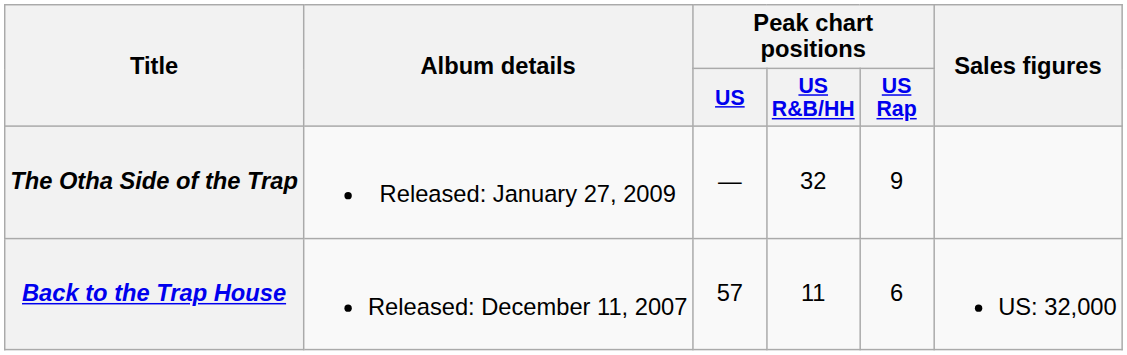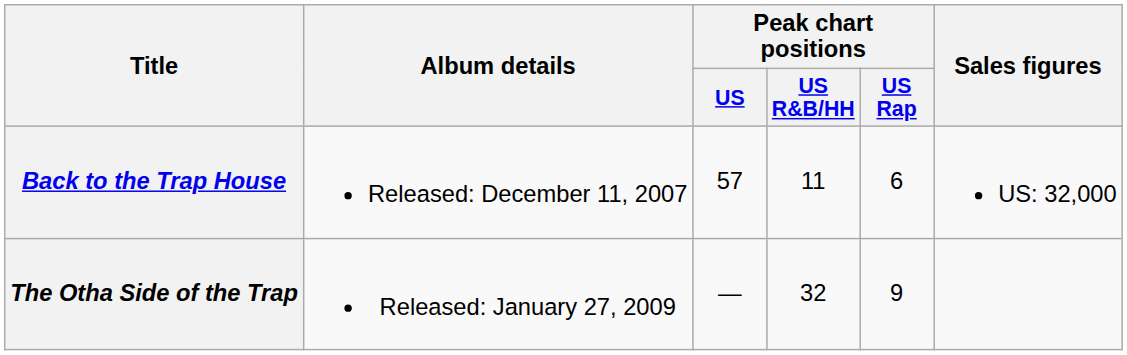rows swapped: (154, 293) <-> (154, 181)
